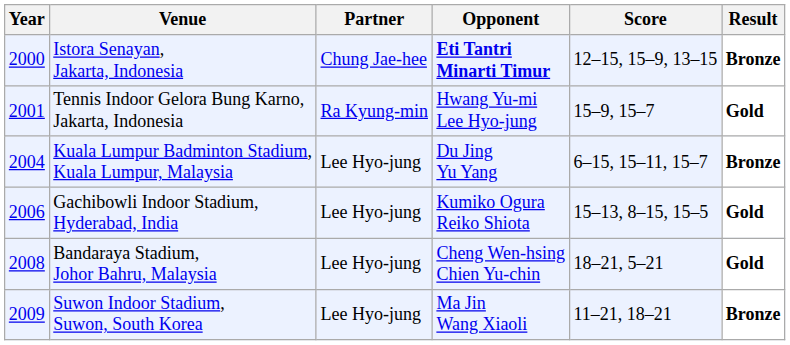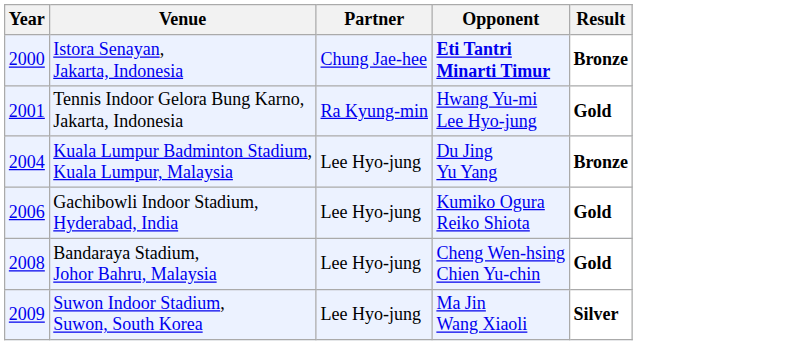- column: (645, 19)
(753, 314) Bronze -> (596, 314) Silver
